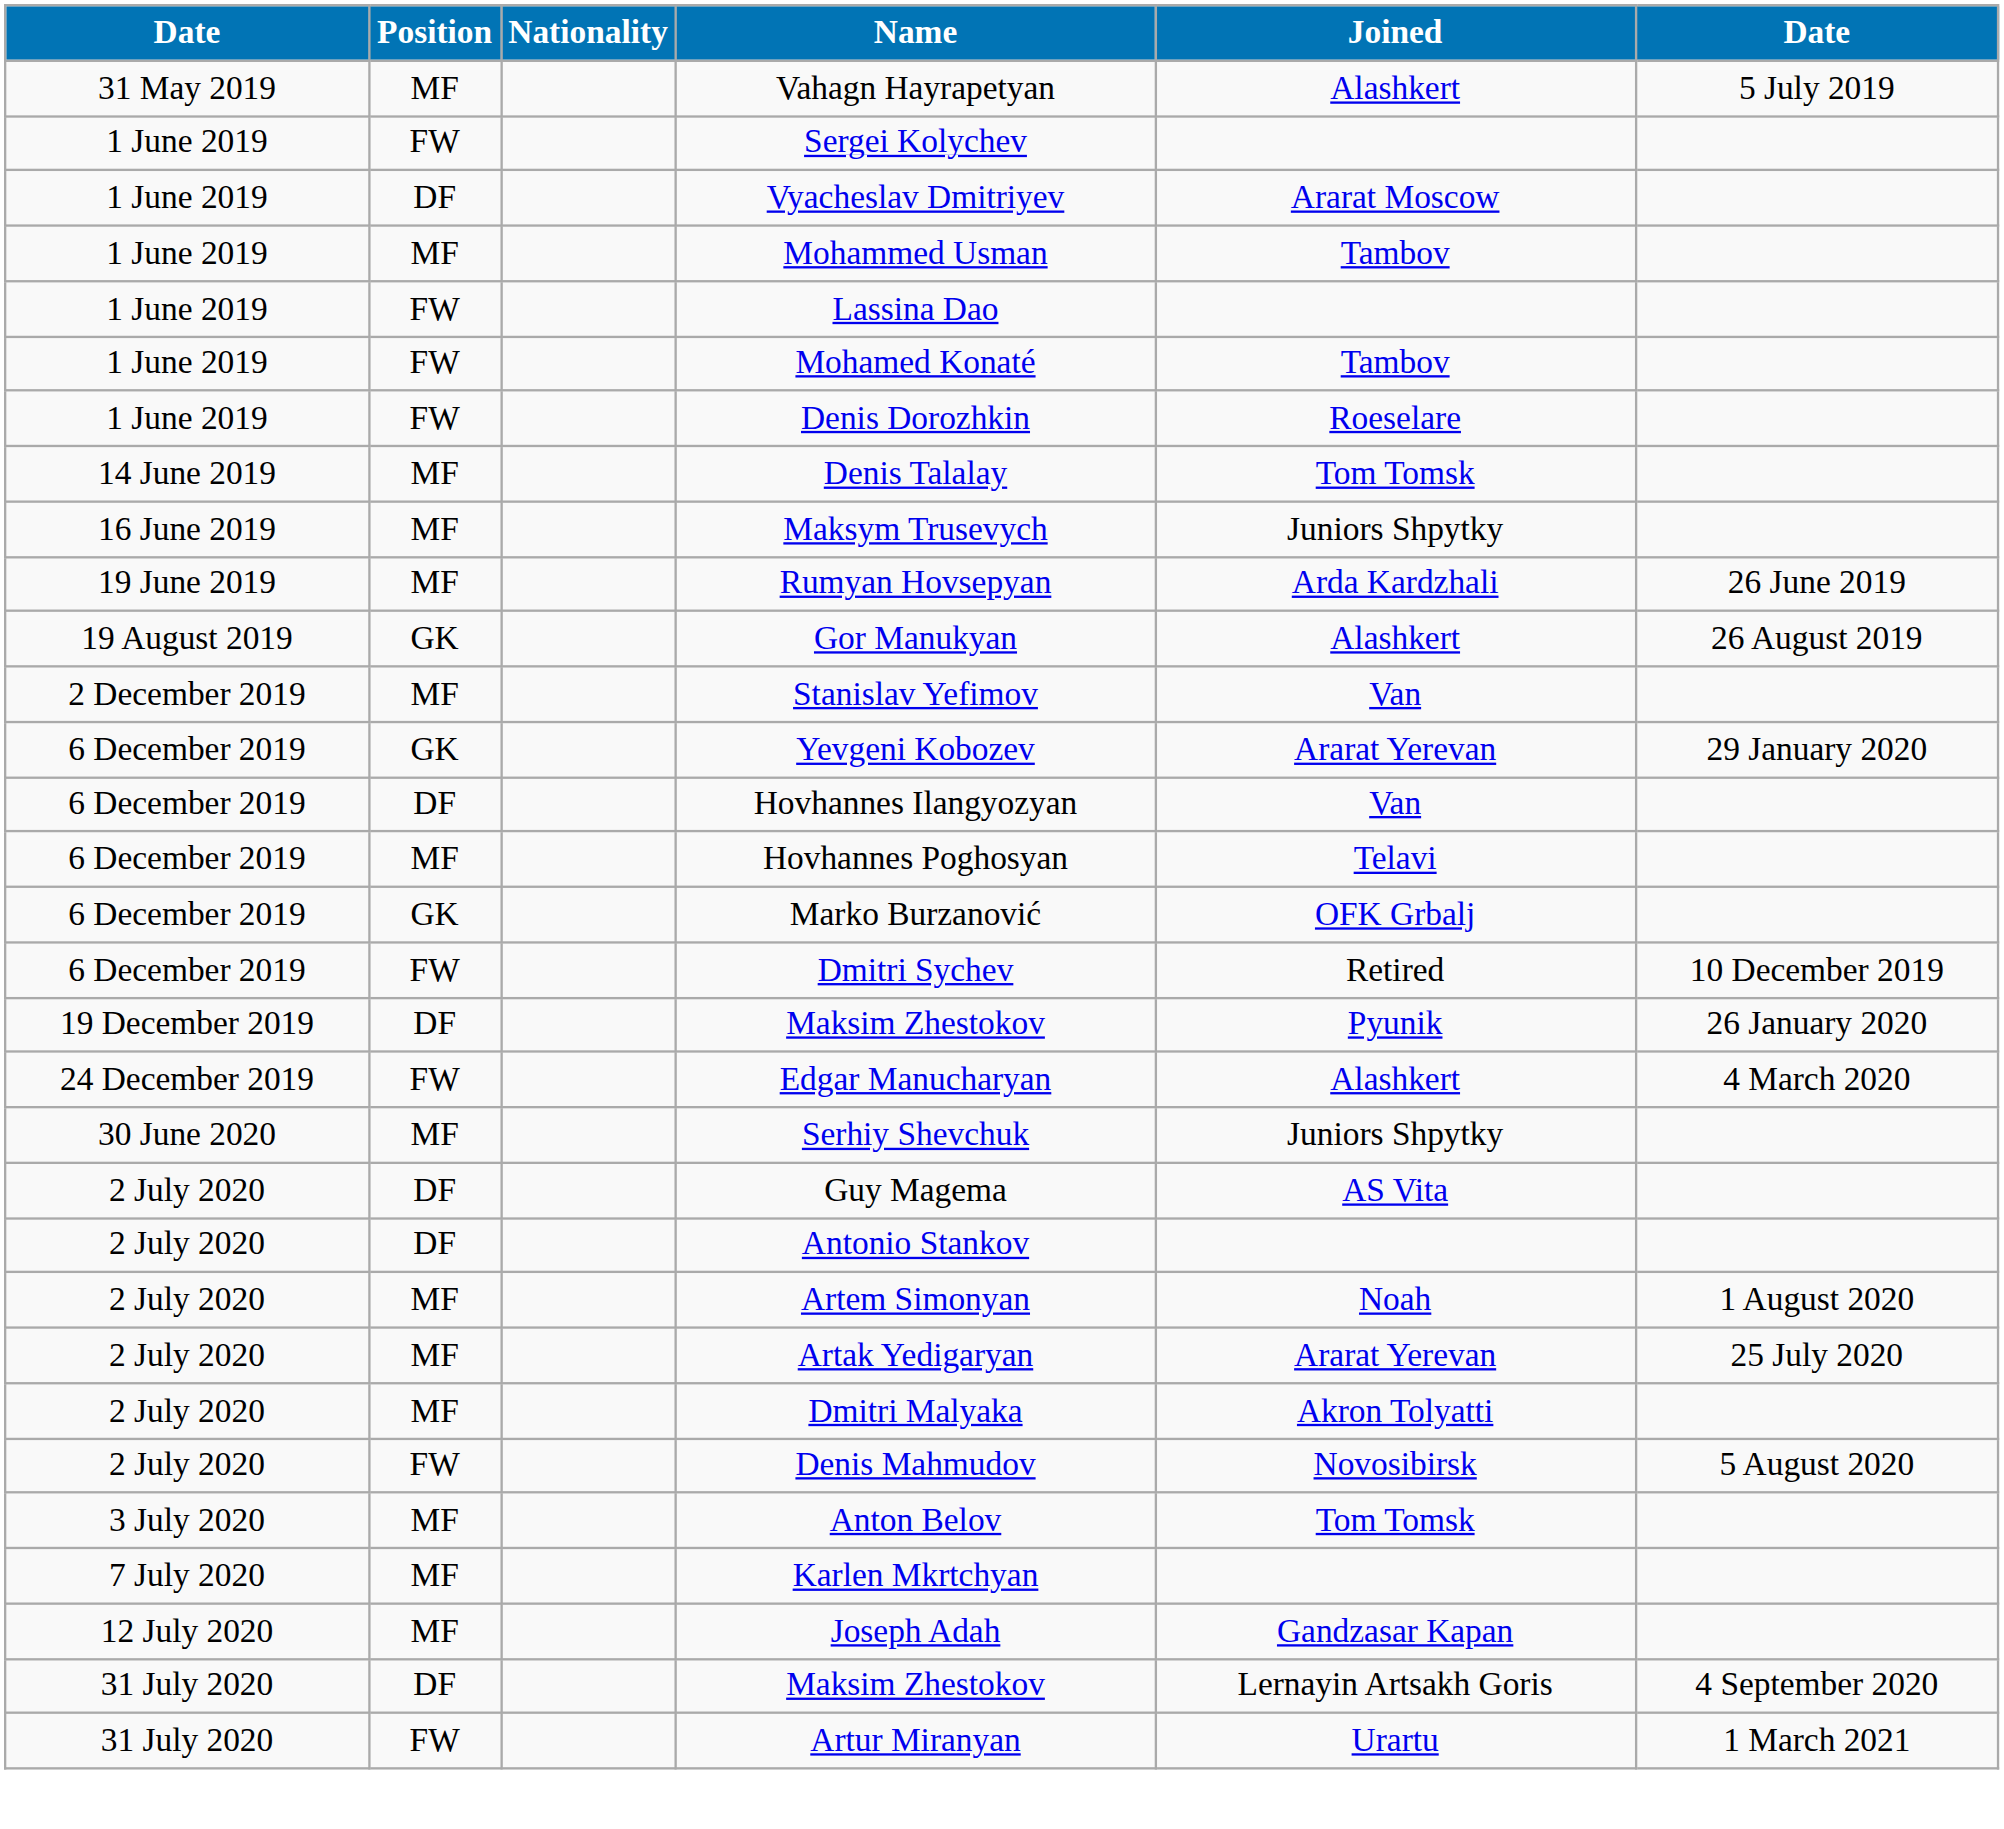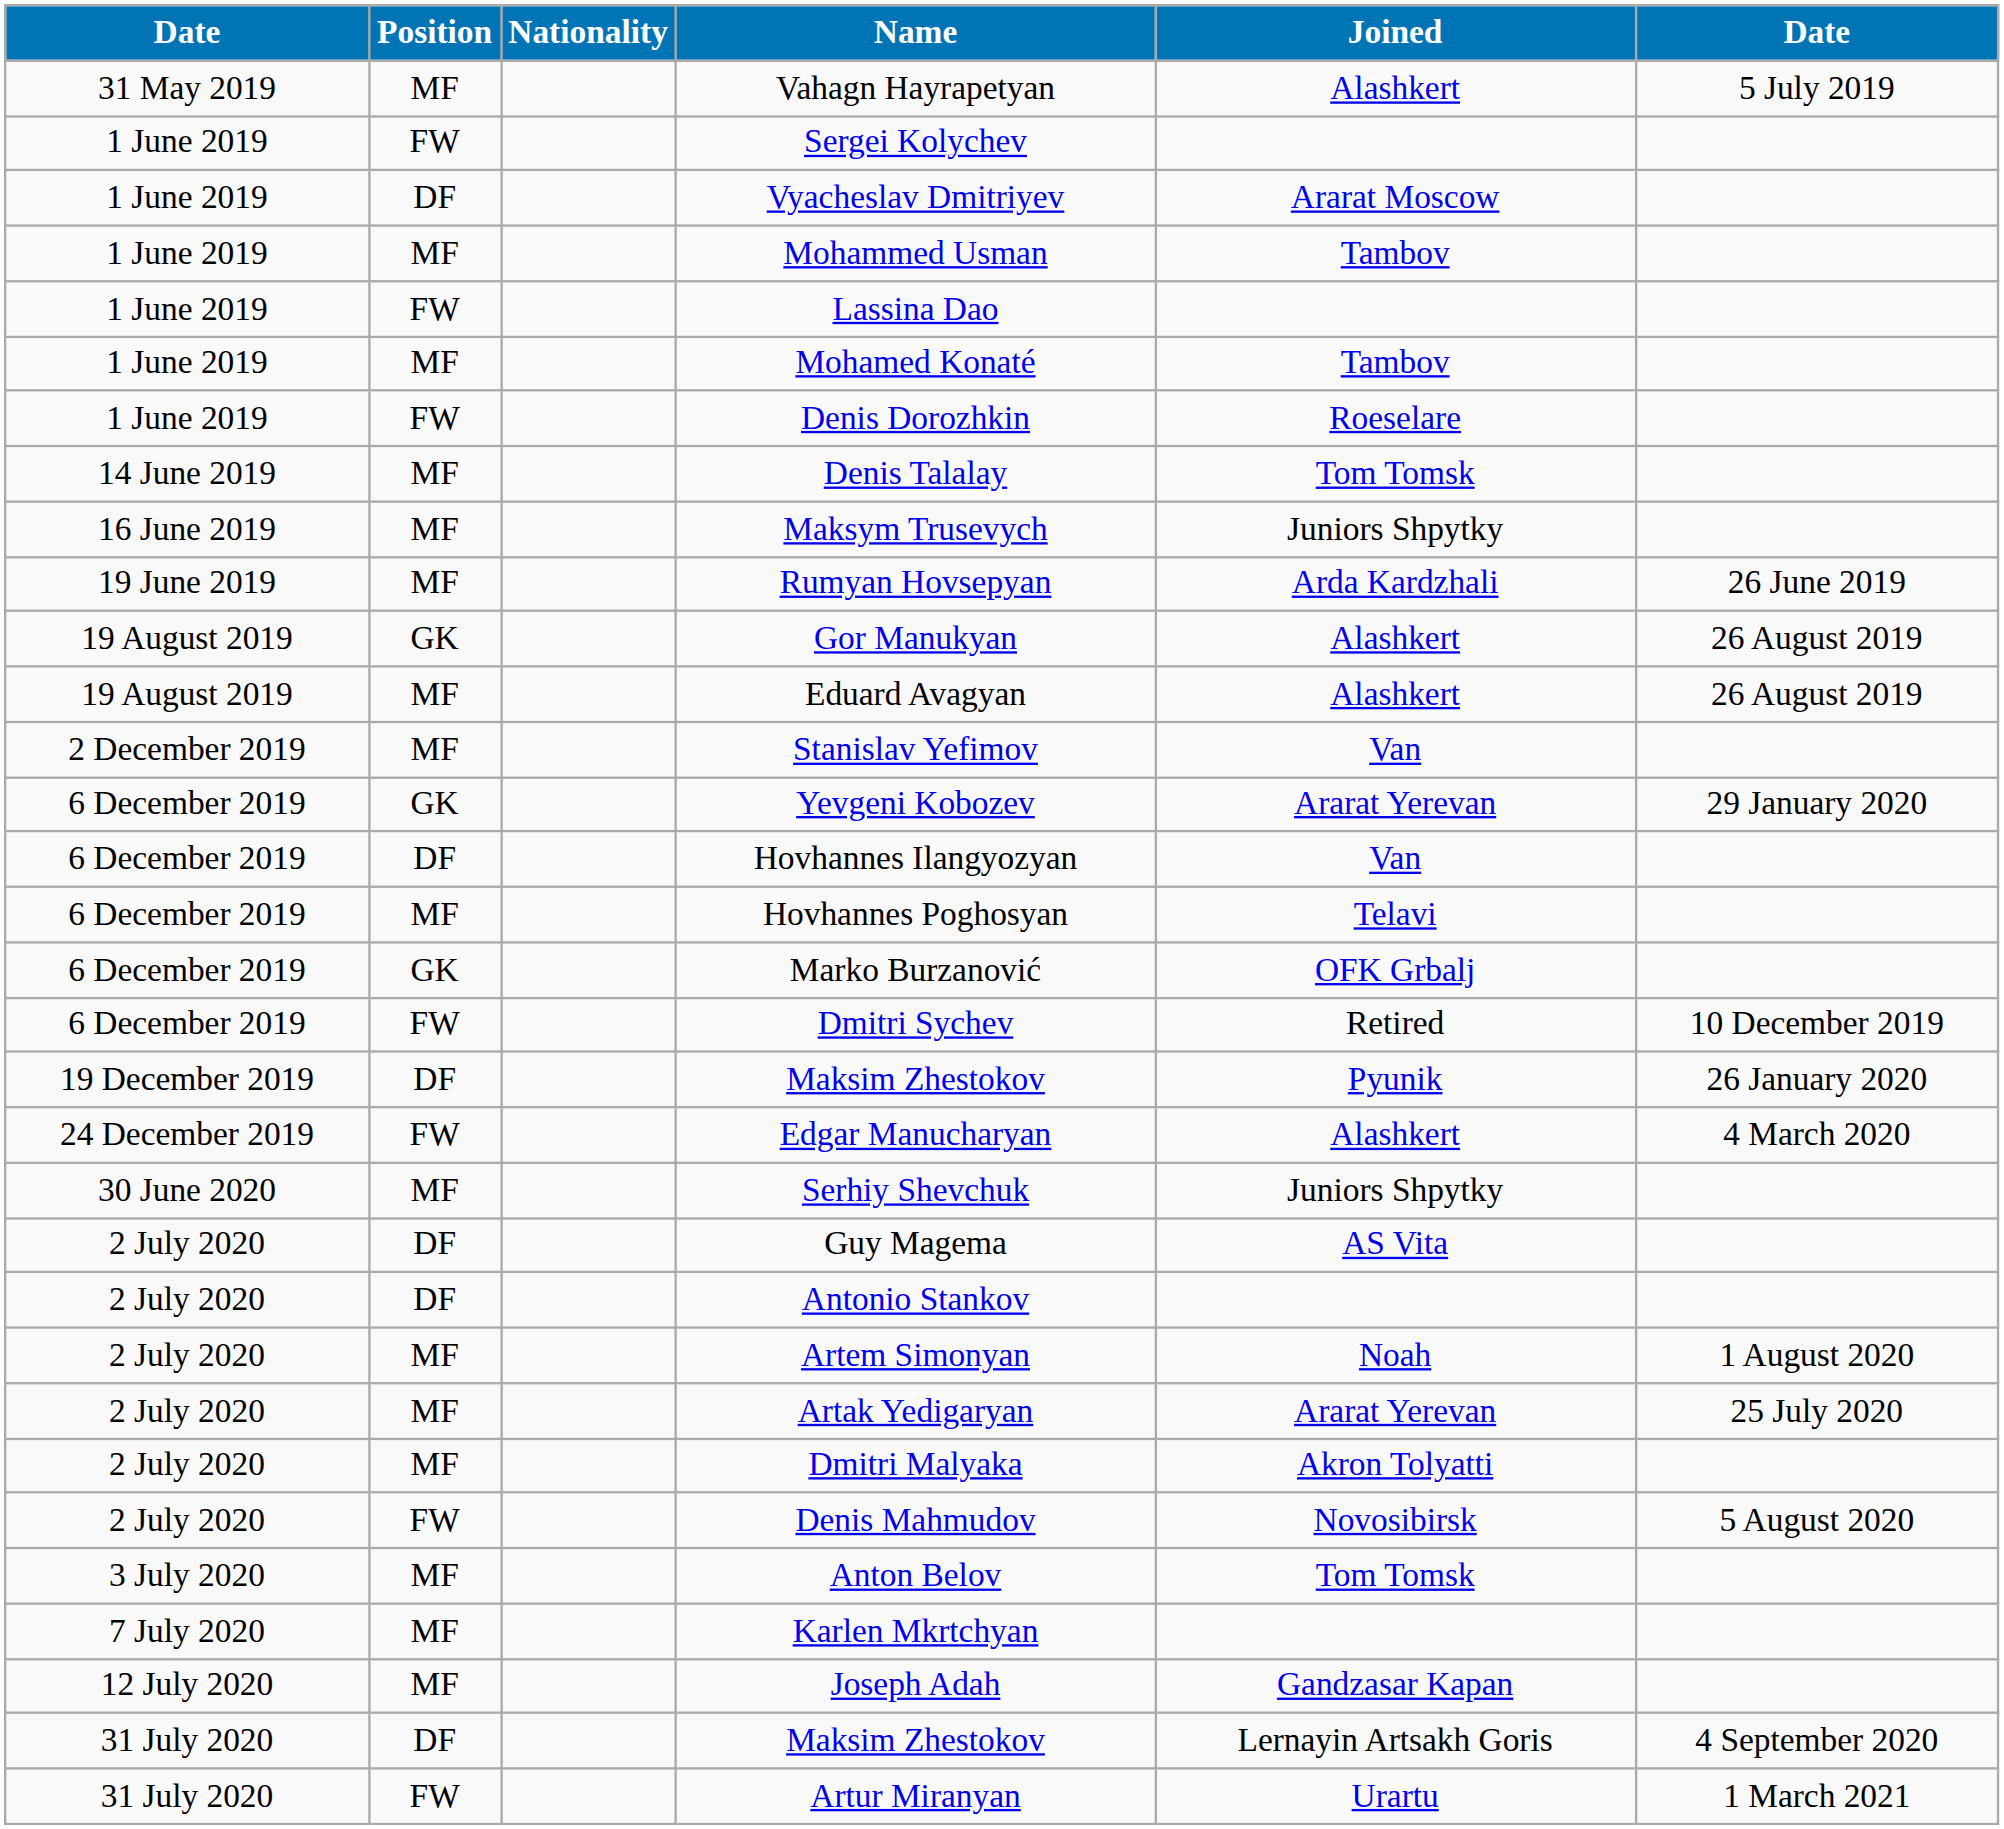(435, 363) FW -> (435, 363) MF
+ row: (187, 693)
